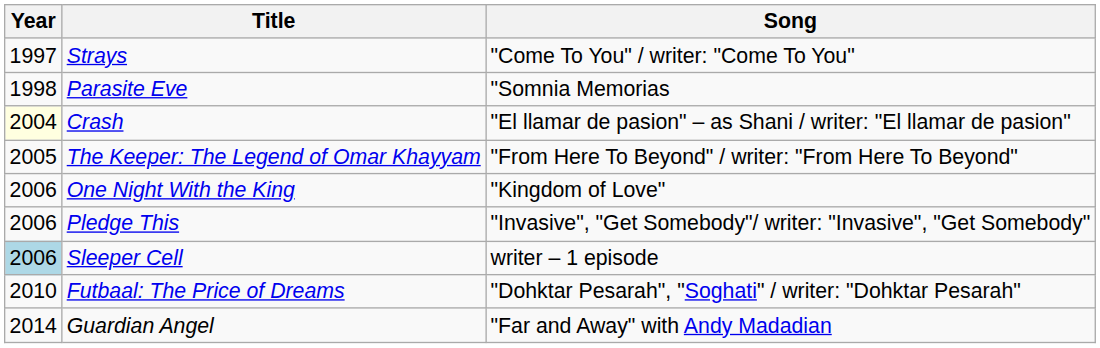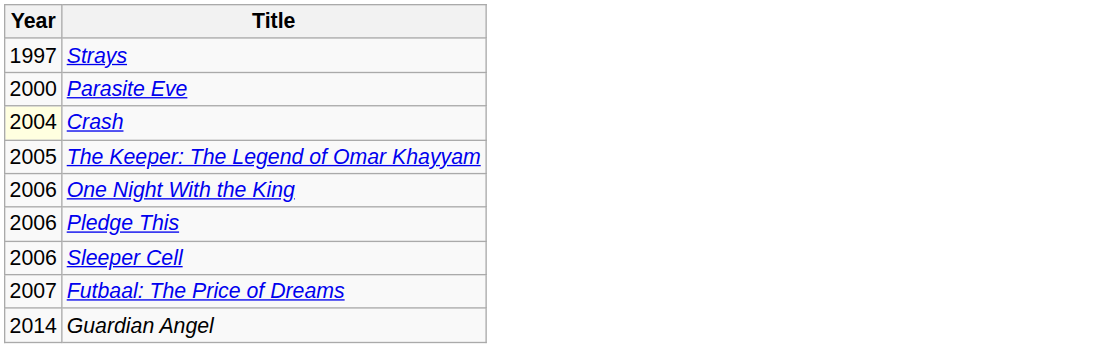- column: (790, 21)
(33, 88) 1998 -> (33, 88) 2000
(33, 257) lightblue background -> (33, 257) no background
(33, 291) 2010 -> (33, 291) 2007
